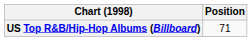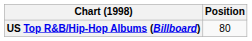(225, 28) 71 -> (225, 28) 80
